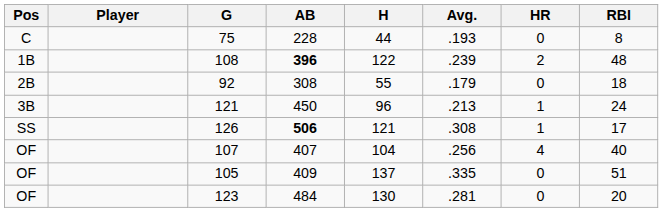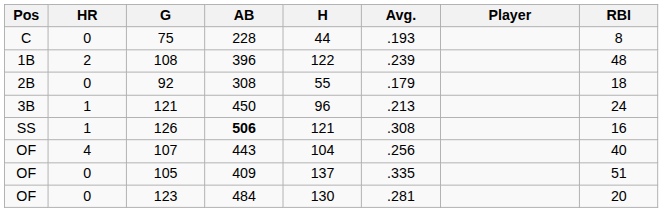columns swapped: (118, 15) <-> (540, 15)
(305, 60) bold -> (244, 60) normal
(619, 128) 17 -> (619, 128) 16
(305, 151) 407 -> (244, 151) 443
